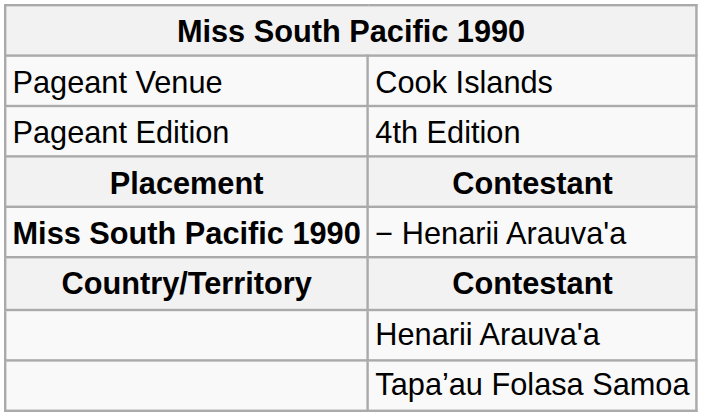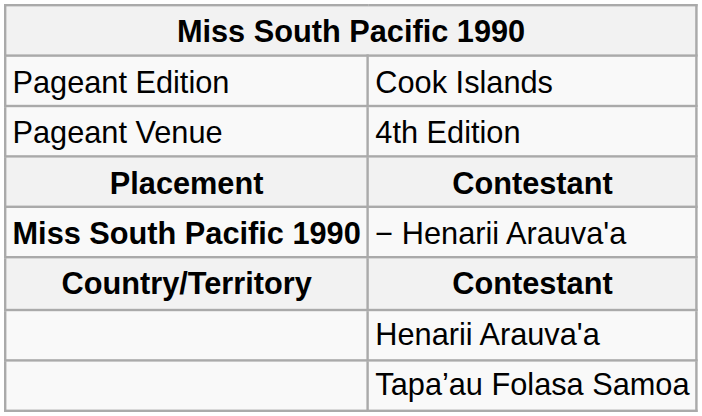(118, 81) Pageant Venue -> (121, 81) Pageant Edition
(121, 132) Pageant Edition -> (118, 132) Pageant Venue
